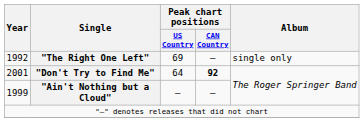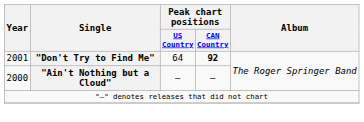- row: (95, 58)
(17, 93) 1999 -> (17, 78) 2000
